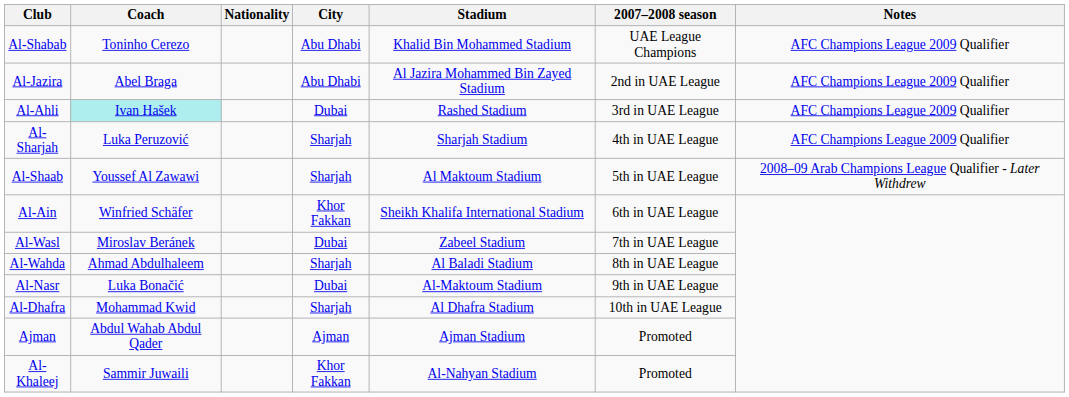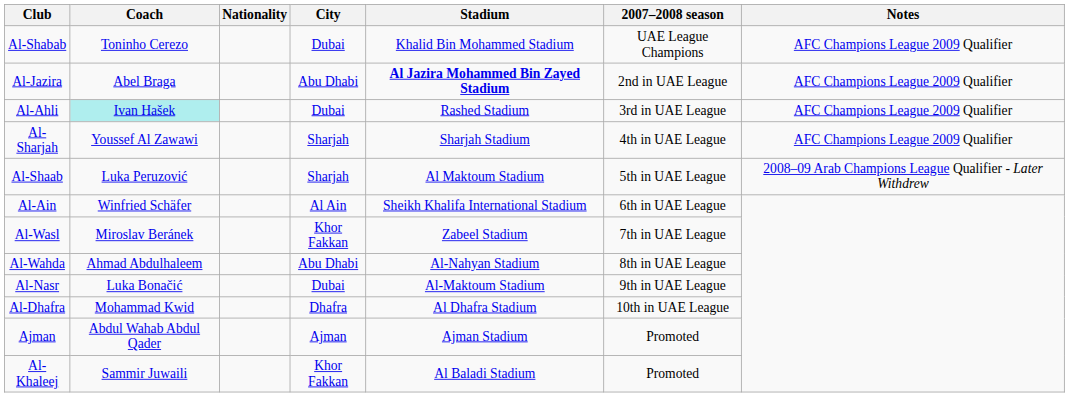(331, 44) Abu Dhabi -> (328, 44) Dubai
(482, 81) normal -> (485, 81) bold
(146, 139) Luka Peruzović -> (144, 139) Youssef Al Zawawi
(146, 176) Youssef Al Zawawi -> (144, 176) Luka Peruzović
(331, 213) Khor Fakkan -> (328, 205) Al Ain
(331, 242) Dubai -> (328, 235) Khor Fakkan
(331, 264) Sharjah -> (328, 264) Abu Dhabi
(482, 264) Al Baladi Stadium -> (485, 264) Al-Nahyan Stadium
(331, 307) Sharjah -> (328, 307) Dhafra
(482, 373) Al-Nahyan Stadium -> (485, 373) Al Baladi Stadium
